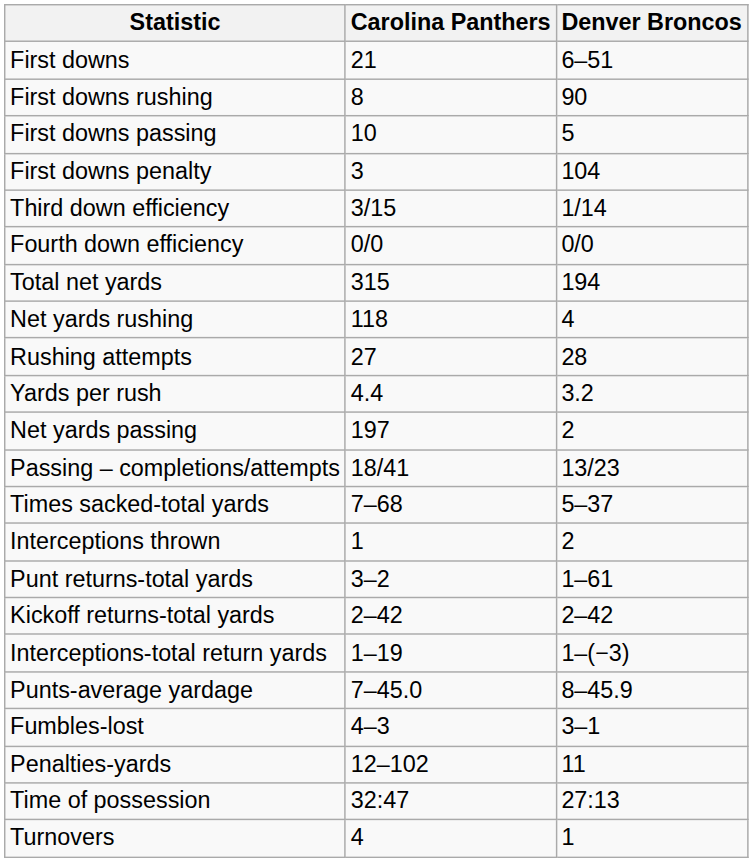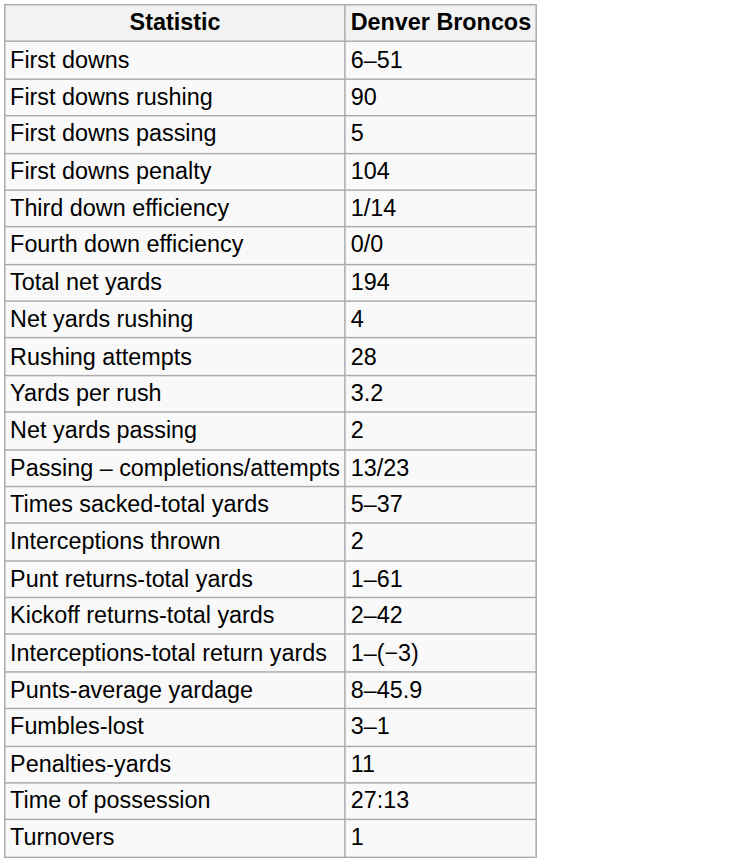- column: (451, 23)
